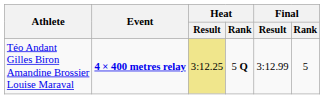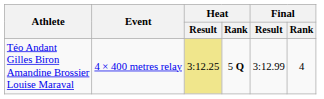(140, 66) bold -> (138, 66) normal
(305, 66) 5 -> (302, 66) 4
